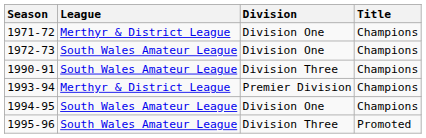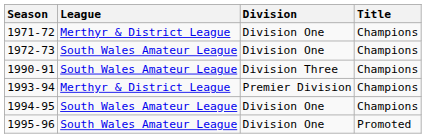(290, 124) Division Three -> (283, 124) Division One
